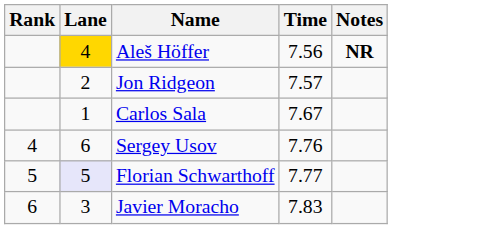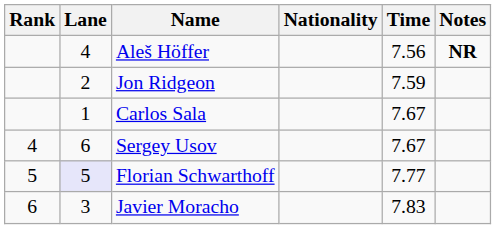+ column: (331, 20)
(85, 51) gold background -> (85, 51) no background
(305, 82) 7.57 -> (408, 82) 7.59
(305, 144) 7.76 -> (408, 144) 7.67
